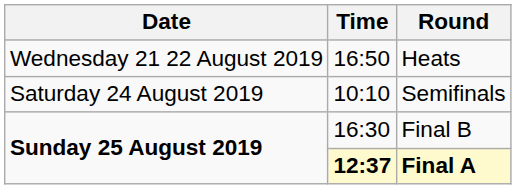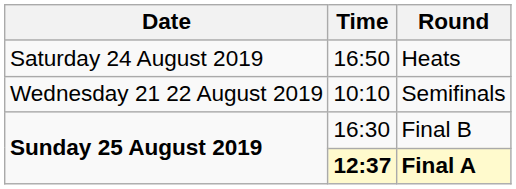(166, 58) Wednesday 21 22 August 2019 -> (137, 58) Saturday 24 August 2019
(137, 93) Saturday 24 August 2019 -> (166, 93) Wednesday 21 22 August 2019
